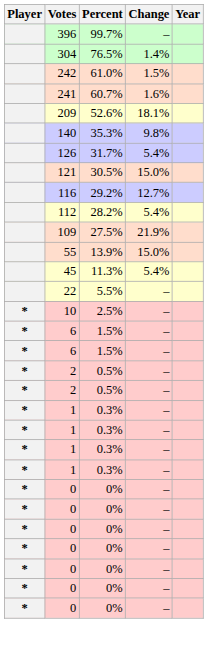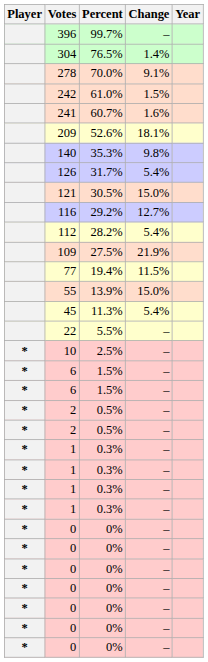+ row: (67, 73)
+ row: (70, 271)
